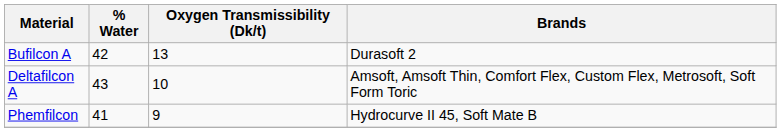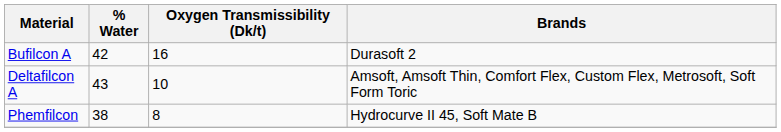(160, 54) 13 -> (160, 54) 16
(100, 115) 41 -> (100, 115) 38
(156, 115) 9 -> (156, 115) 8
